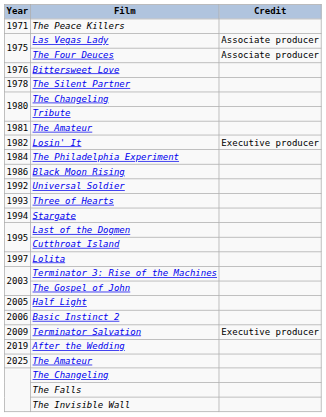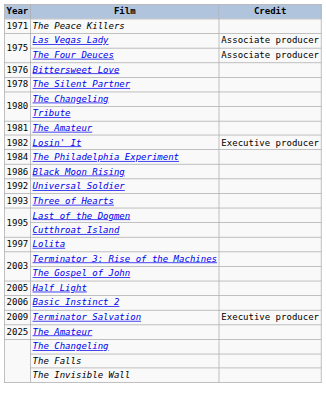- row: (17, 216)
- row: (17, 347)
